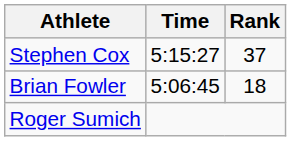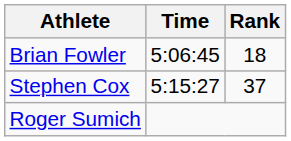rows swapped: (69, 54) <-> (68, 87)
